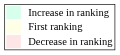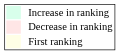rows swapped: (70, 41) <-> (55, 27)
